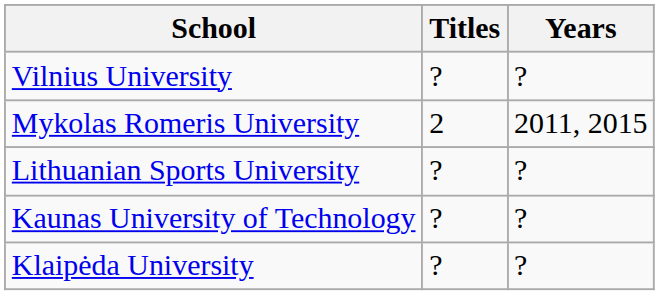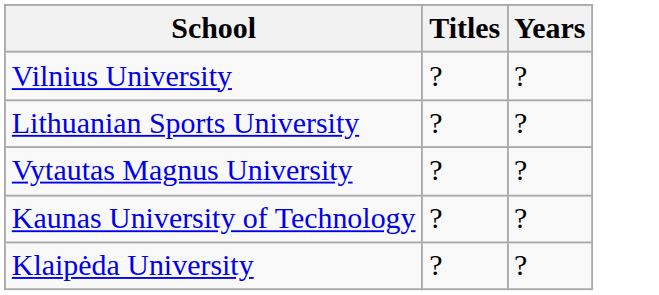- row: (186, 123)
+ row: (182, 170)
